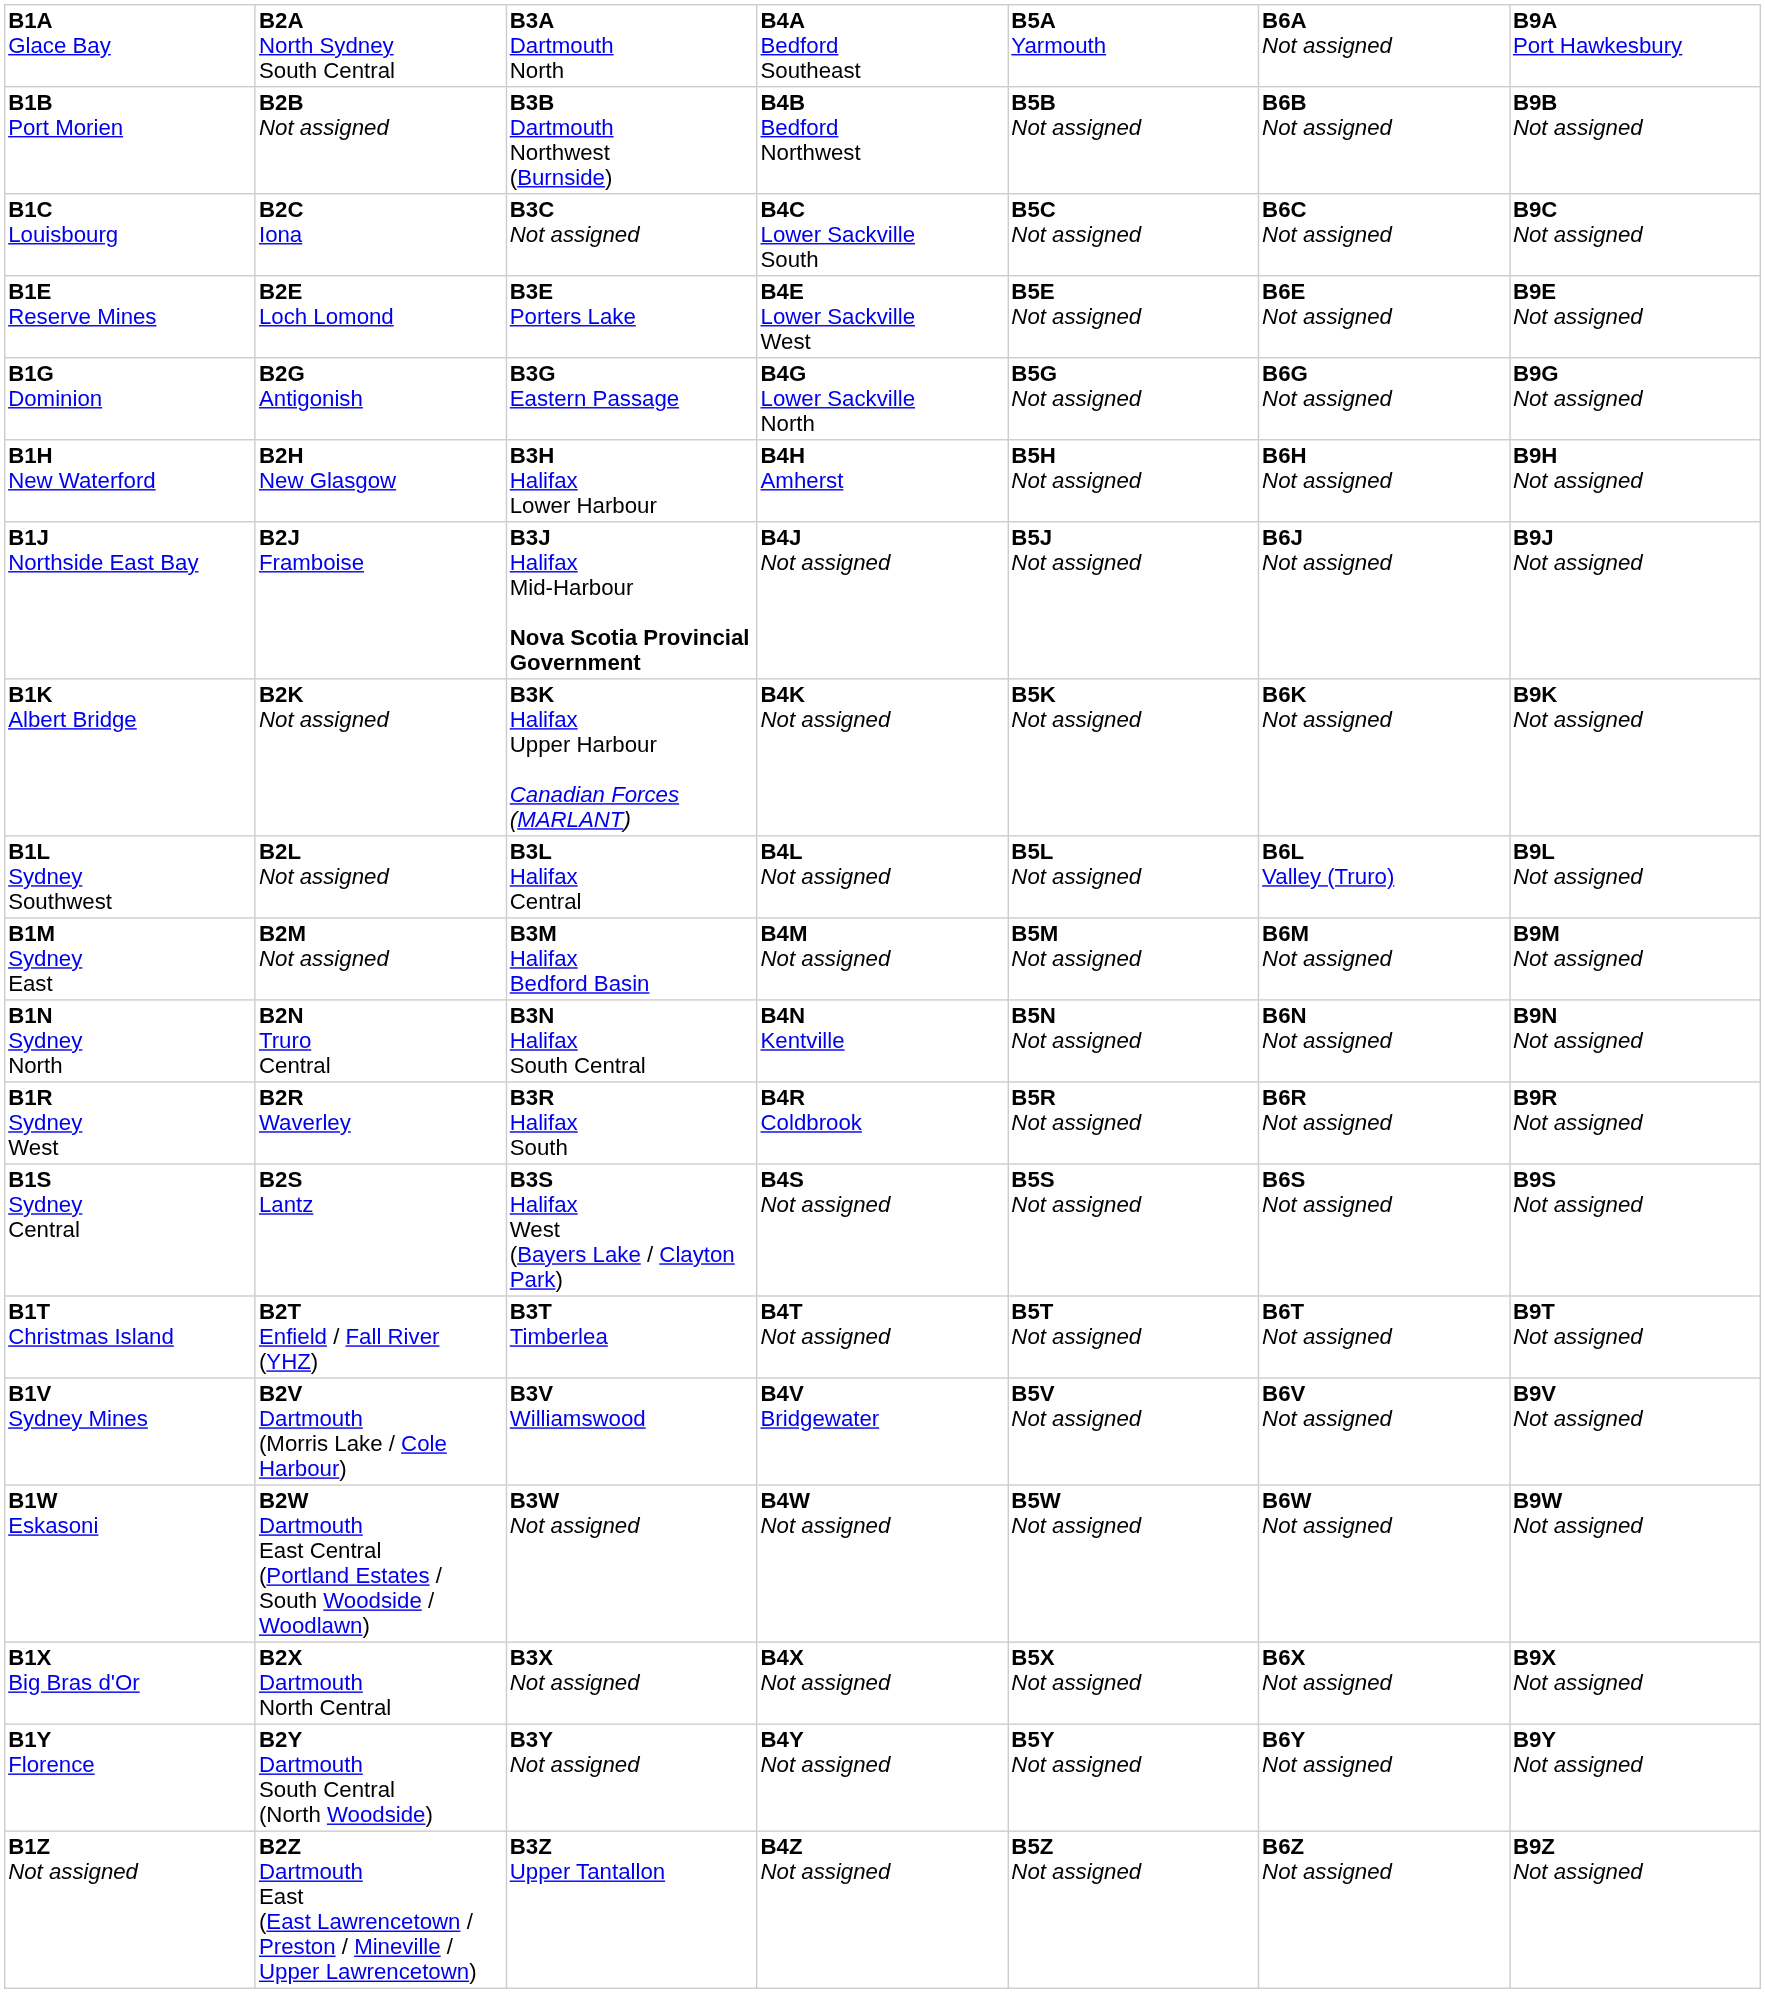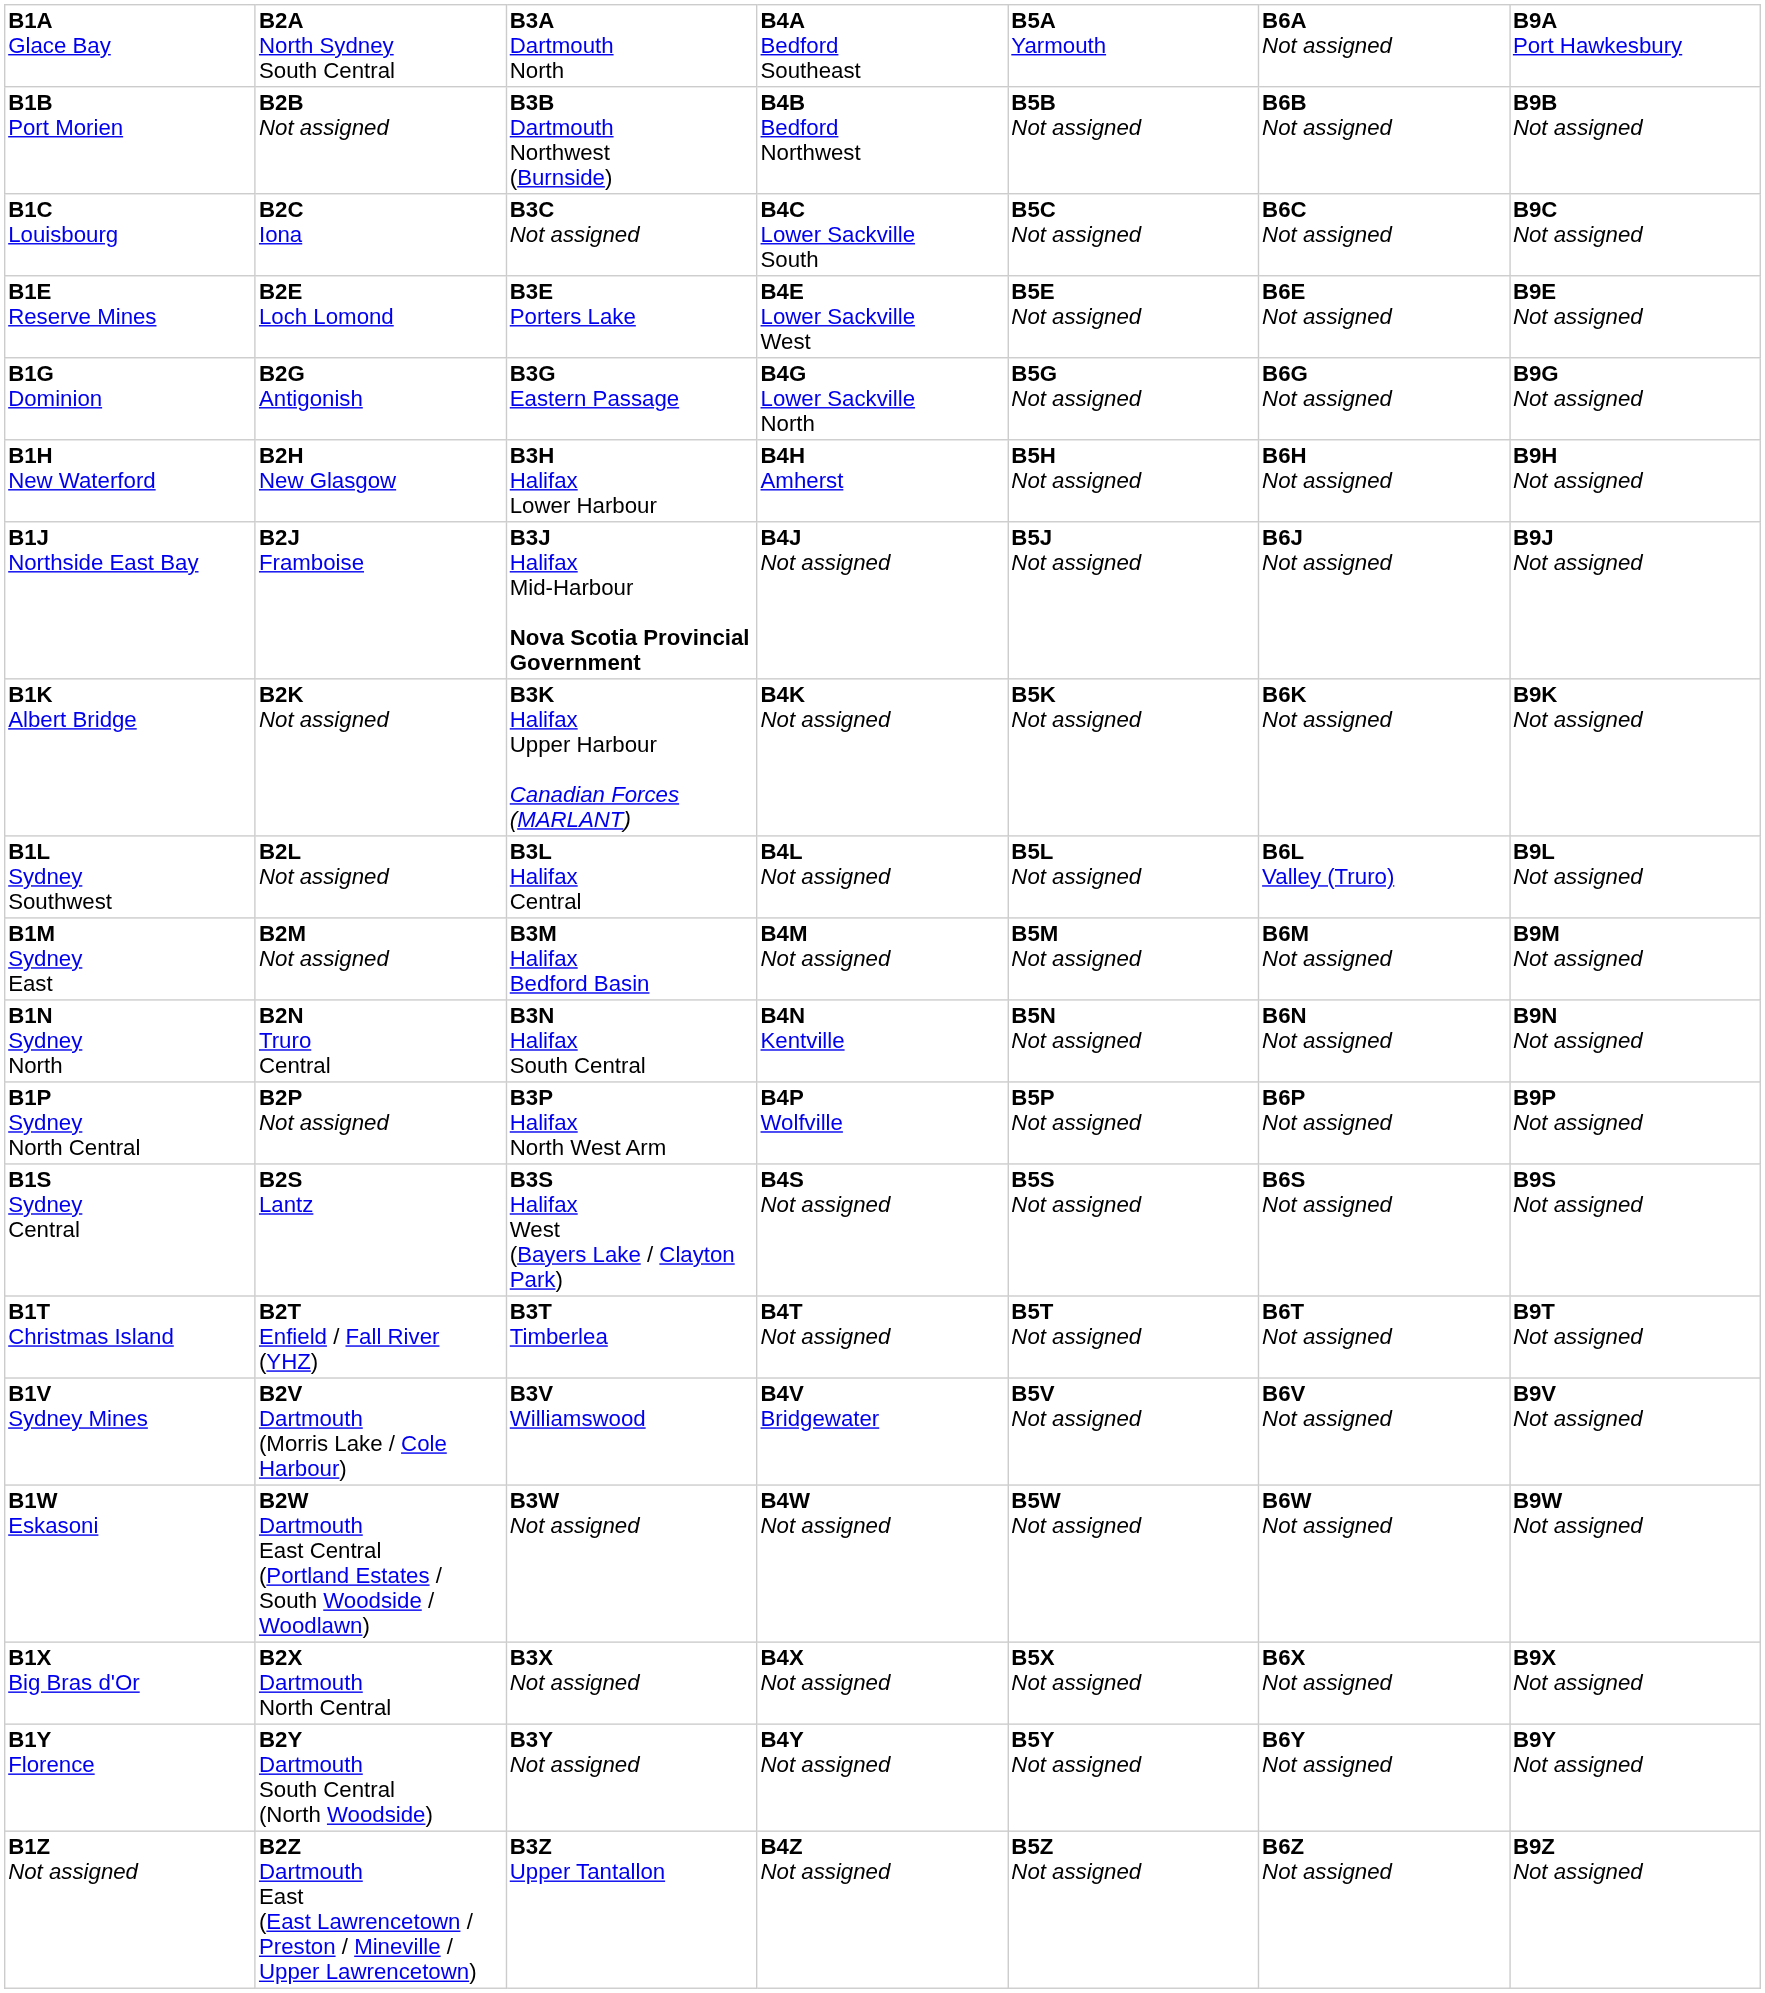+ row: (74, 1122)
- row: (45, 1122)
